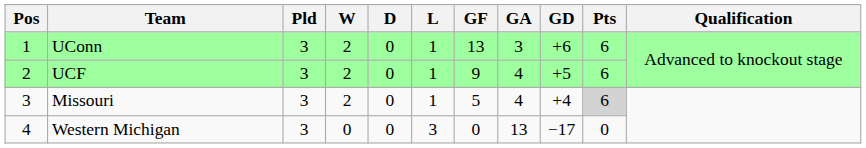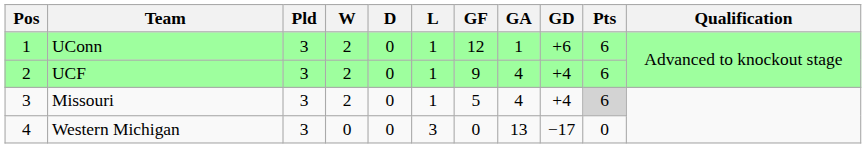(476, 45) 13 -> (476, 45) 12
(519, 45) 3 -> (519, 45) 1
(562, 73) +5 -> (562, 73) +4
